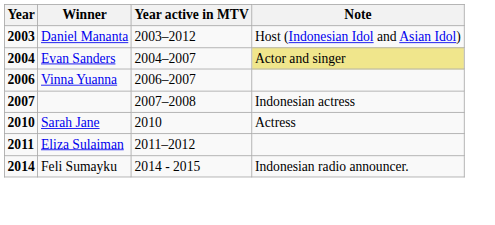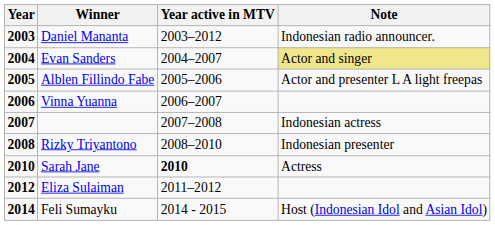(358, 36) Host (Indonesian Idol and Asian Idol) -> (358, 36) Indonesian radio announcer.
+ row: (98, 79)
+ row: (89, 144)
(148, 123) normal -> (174, 166) bold
(21, 144) 2011 -> (21, 187) 2012
(332, 166) Indonesian radio announcer. -> (384, 209) Host (Indonesian Idol and Asian Idol)
